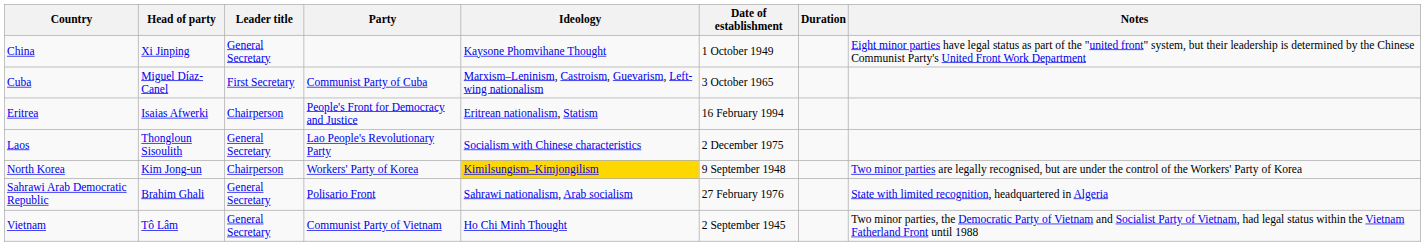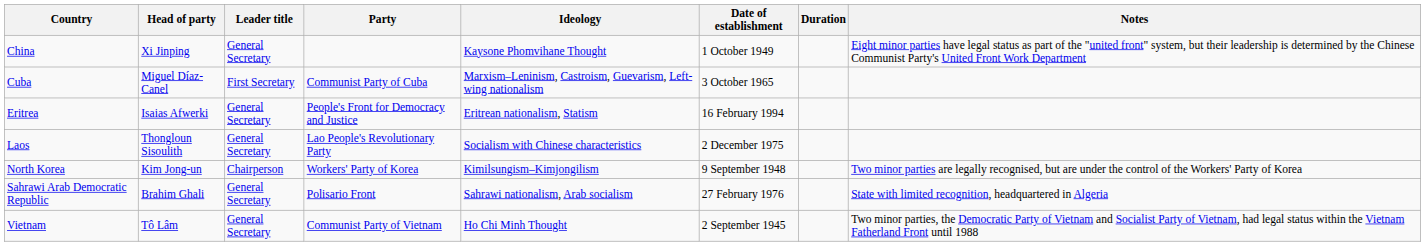(255, 113) Chairperson -> (249, 113) General Secretary
(531, 169) gold background -> (531, 169) no background
